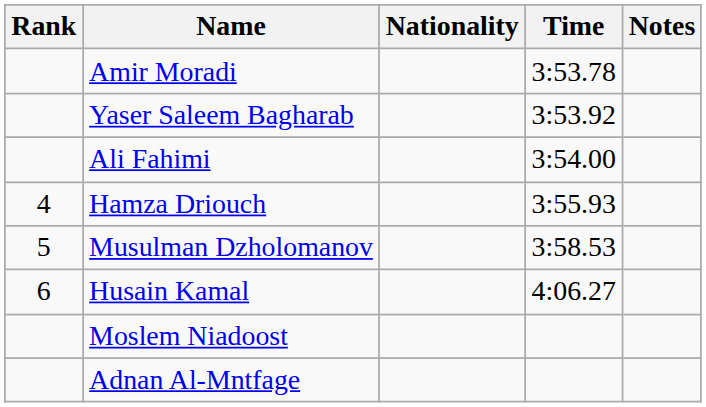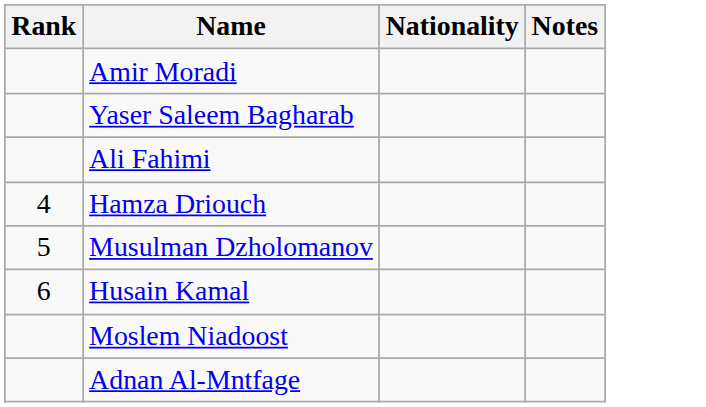- column: (574, 26)
